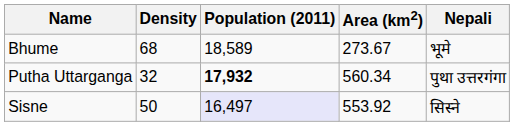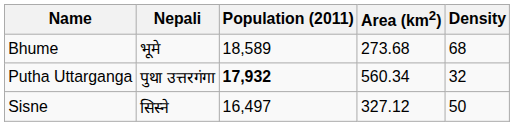columns swapped: (468, 19) <-> (168, 19)
(367, 48) 273.67 -> (385, 48) 273.68
(228, 106) lavender background -> (247, 106) no background
(367, 106) 553.92 -> (385, 106) 327.12
